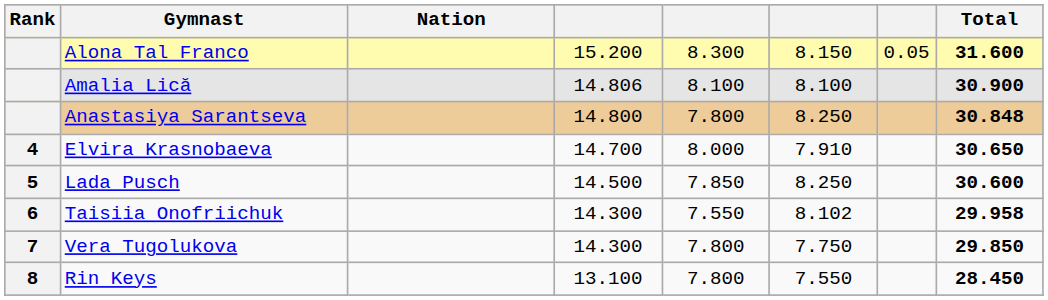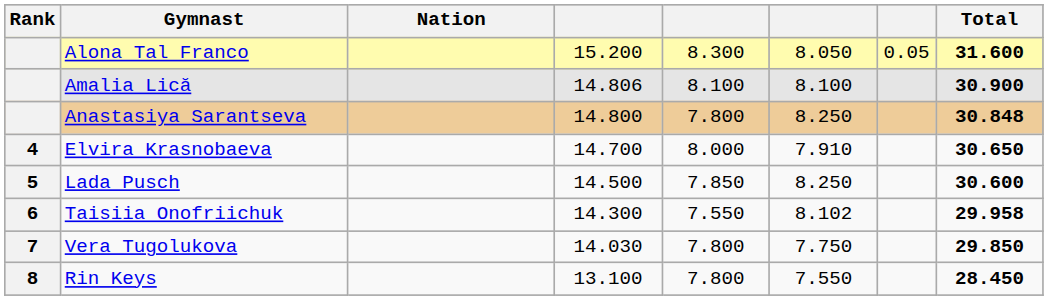(823, 53) 8.150 -> (823, 53) 8.050
(608, 246) 14.300 -> (608, 246) 14.030
